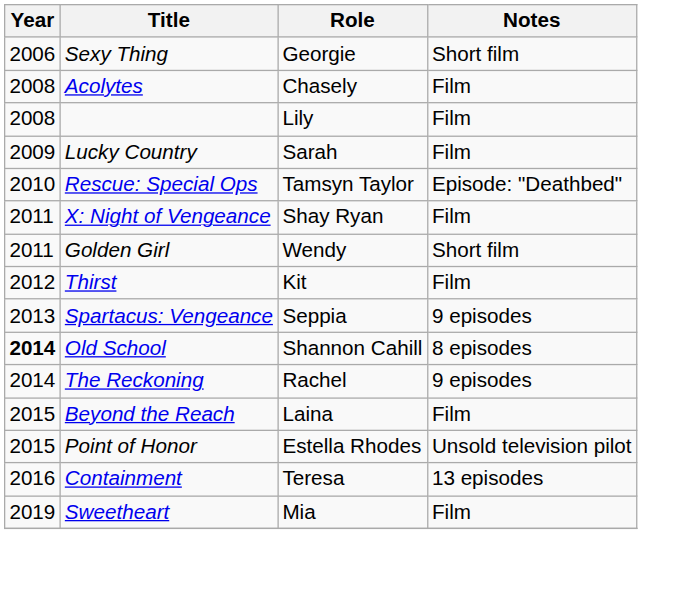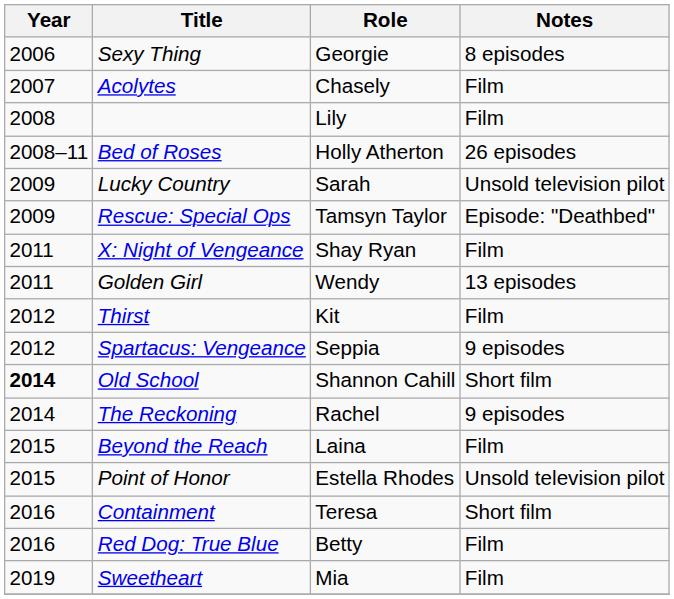(476, 53) Short film -> (515, 53) 8 episodes
(32, 86) 2008 -> (32, 86) 2007
+ row: (160, 151)
(451, 151) Film -> (565, 184) Unsold television pilot
(32, 184) 2010 -> (32, 217) 2009
(476, 250) Short film -> (521, 282) 13 episodes
(32, 315) 2013 -> (32, 348) 2012
(482, 348) 8 episodes -> (508, 380) Short film
(488, 479) 13 episodes -> (508, 511) Short film
+ row: (188, 544)
